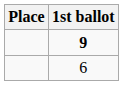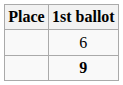rows swapped: (83, 42) <-> (83, 67)
